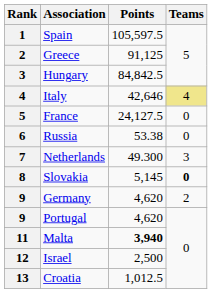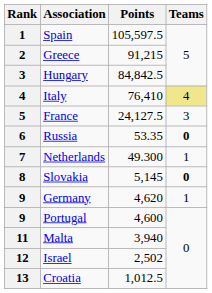(145, 55) 91,125 -> (145, 55) 91,215
(145, 95) 42,646 -> (145, 95) 76,410
(186, 116) 0 -> (186, 116) 3
(148, 136) 53.38 -> (148, 136) 53.35
(186, 136) normal -> (186, 136) bold
(186, 156) 3 -> (186, 156) 1
(186, 197) 2 -> (186, 197) 1
(148, 217) 4,620 -> (148, 217) 4,600
(148, 237) bold -> (148, 237) normal
(148, 258) 2,500 -> (148, 258) 2,502
